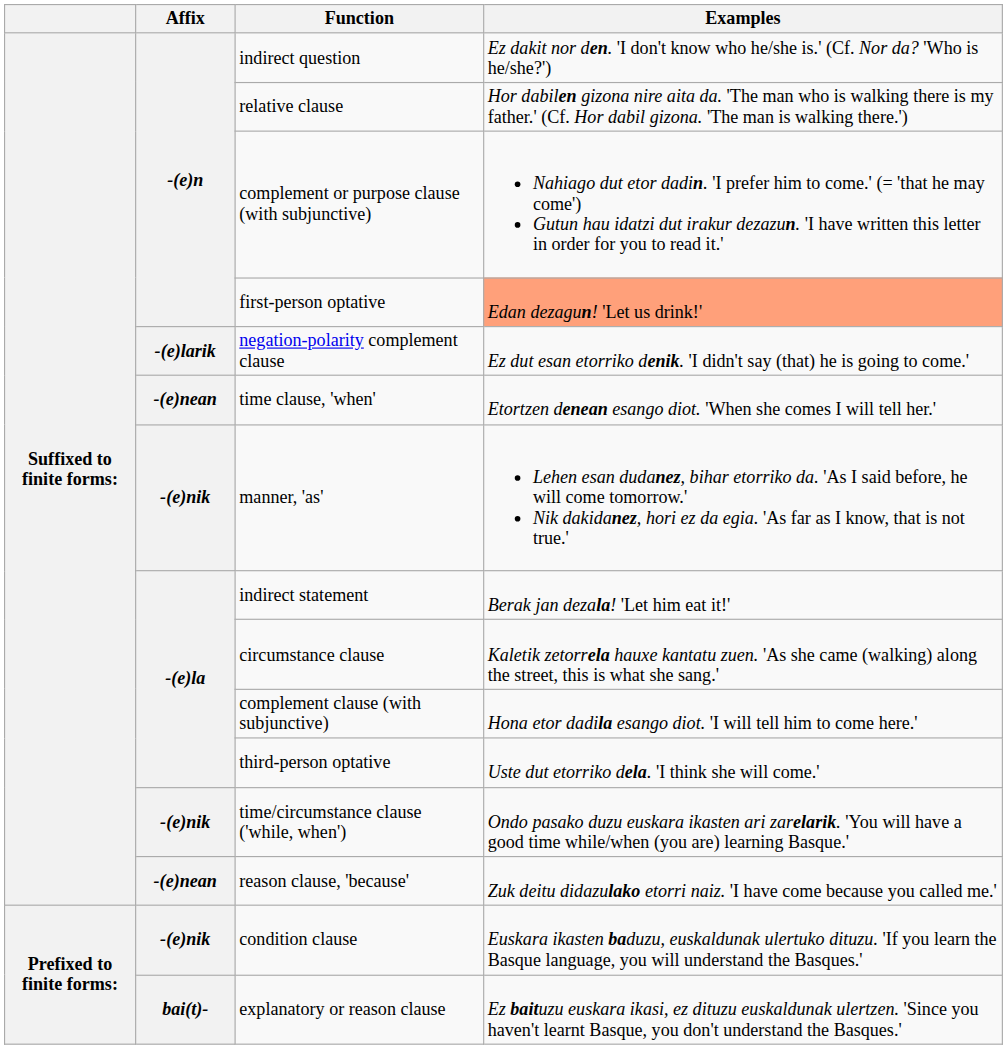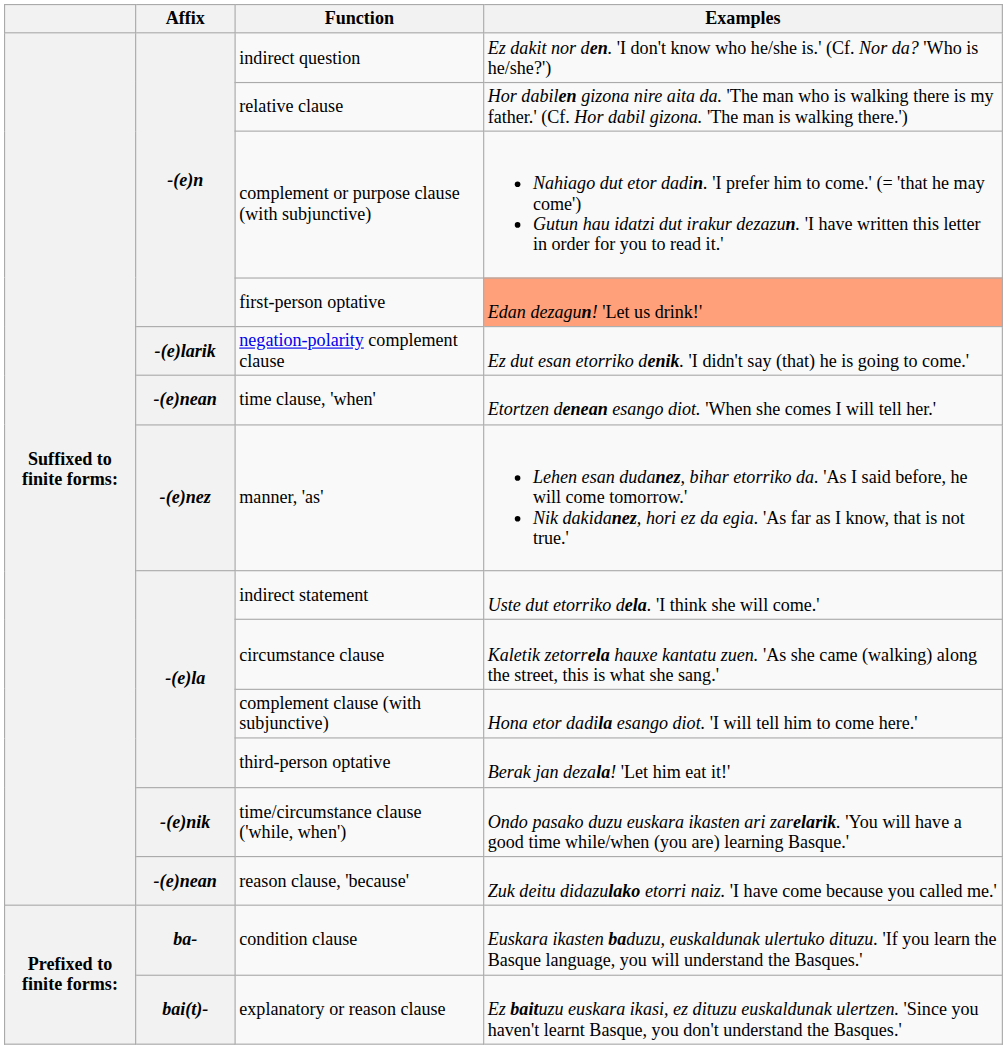(185, 497) -(e)nik -> (185, 497) -(e)nez
(609, 605) Berak jan dezala! 'Let him eat it!' -> (654, 605) Uste dut etorriko dela. 'I think she will come.'
(654, 772) Uste dut etorriko dela. 'I think she will come.' -> (609, 772) Berak jan dezala! 'Let him eat it!'
(185, 940) -(e)nik -> (185, 940) ba-
